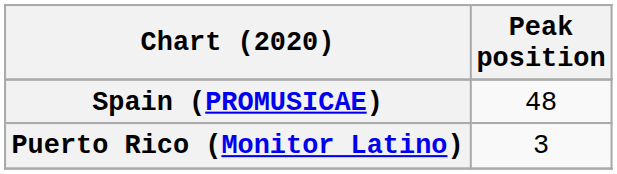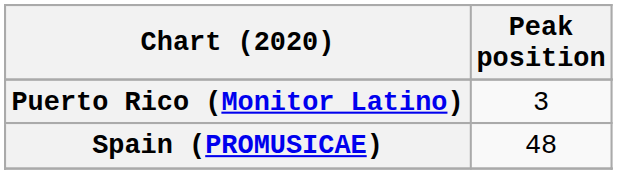rows swapped: (238, 146) <-> (238, 102)
